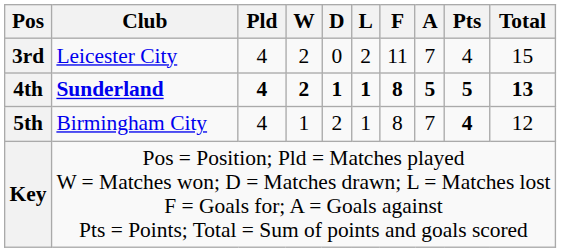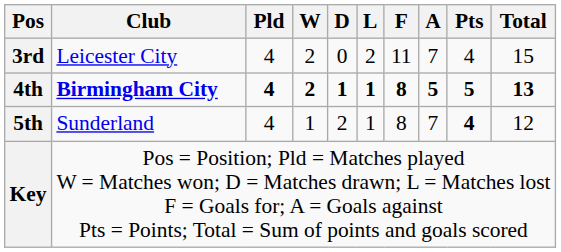(110, 89) Sunderland -> (137, 89) Birmingham City
(132, 123) Birmingham City -> (105, 123) Sunderland
